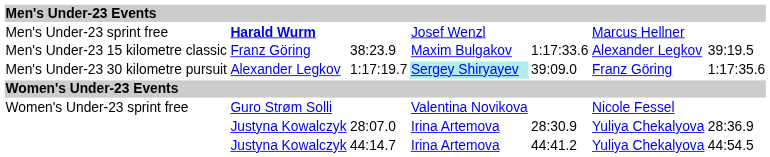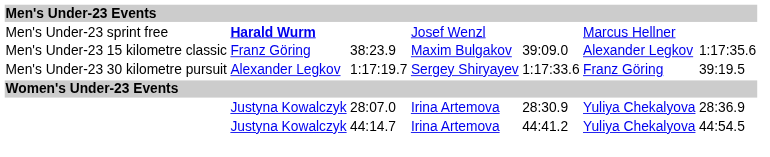(560, 51) 1:17:33.6 -> (545, 51) 39:09.0
(731, 51) 39:19.5 -> (728, 51) 1:17:35.6
(465, 70) paleturquoise background -> (465, 70) no background
(554, 70) 39:09.0 -> (551, 70) 1:17:33.6
(737, 70) 1:17:35.6 -> (722, 70) 39:19.5
- row: (97, 107)
